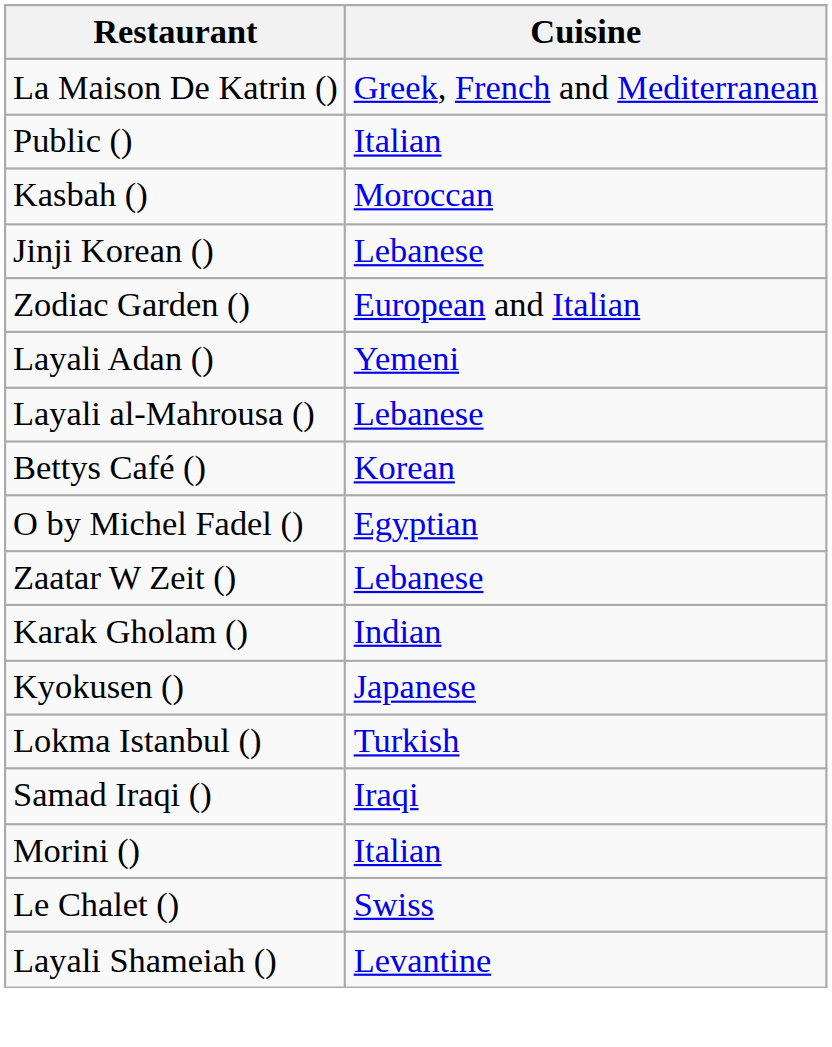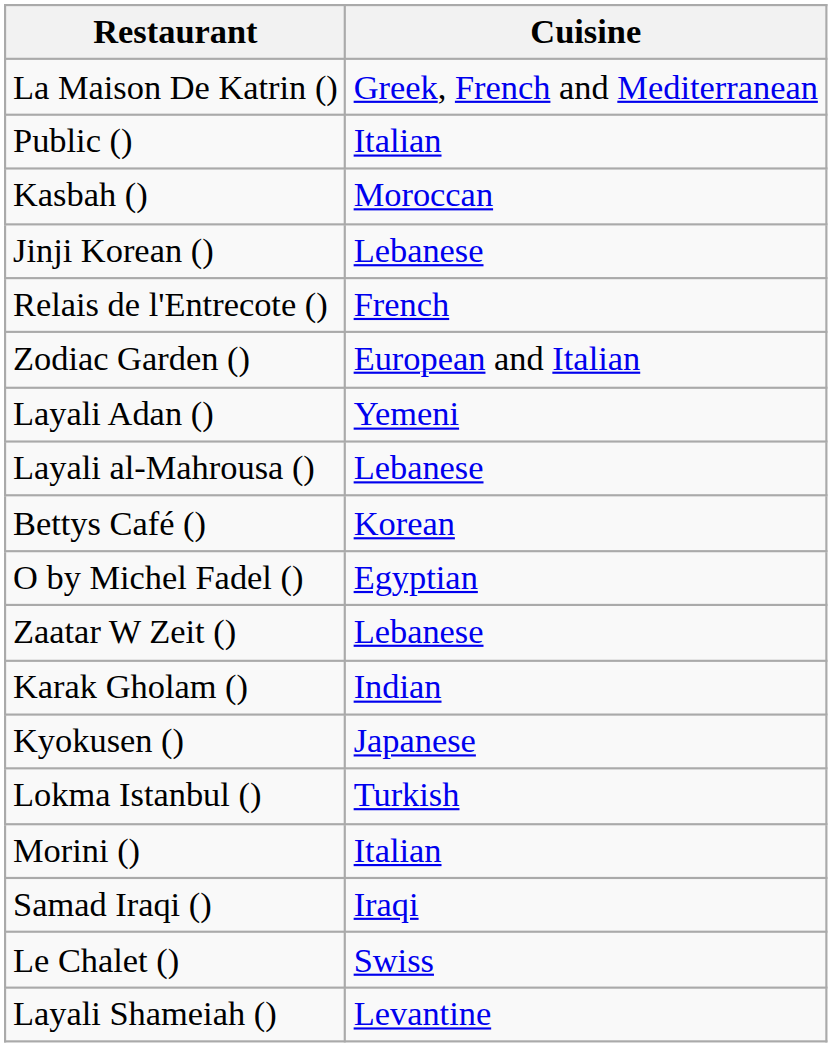+ row: (170, 304)
rows swapped: (77, 850) <-> (112, 795)
